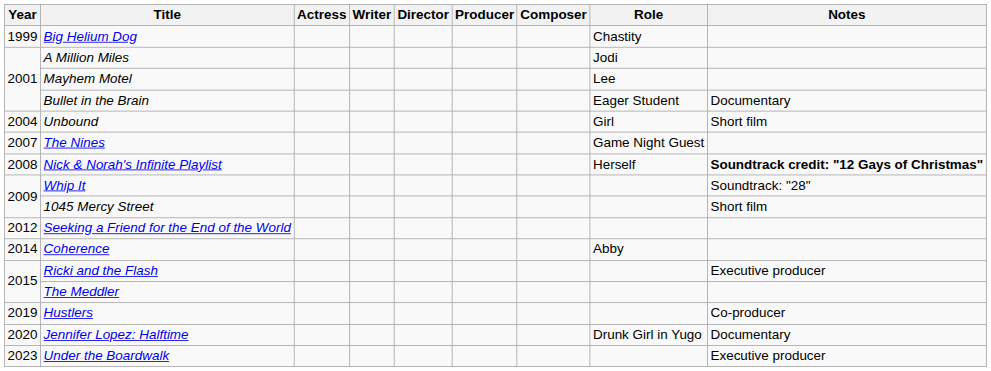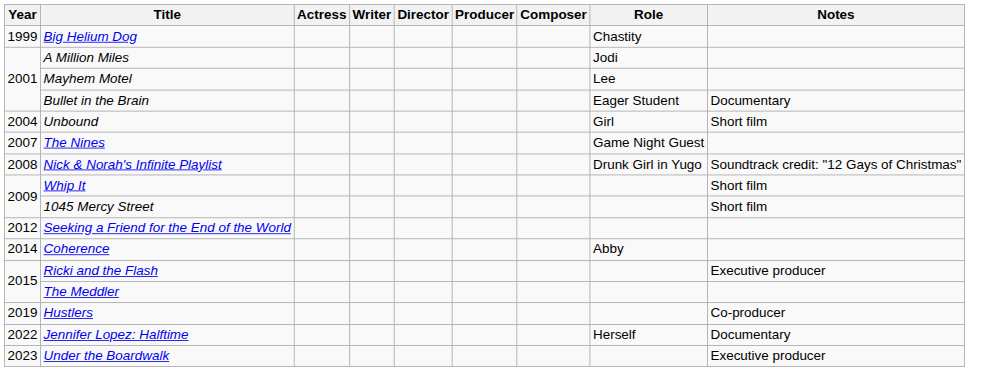(614, 164) Herself -> (647, 164) Drunk Girl in Yugo
(847, 164) bold -> (836, 164) normal
(760, 185) Soundtrack: "28" -> (739, 185) Short film
(22, 334) 2020 -> (22, 334) 2022
(647, 334) Drunk Girl in Yugo -> (614, 334) Herself
